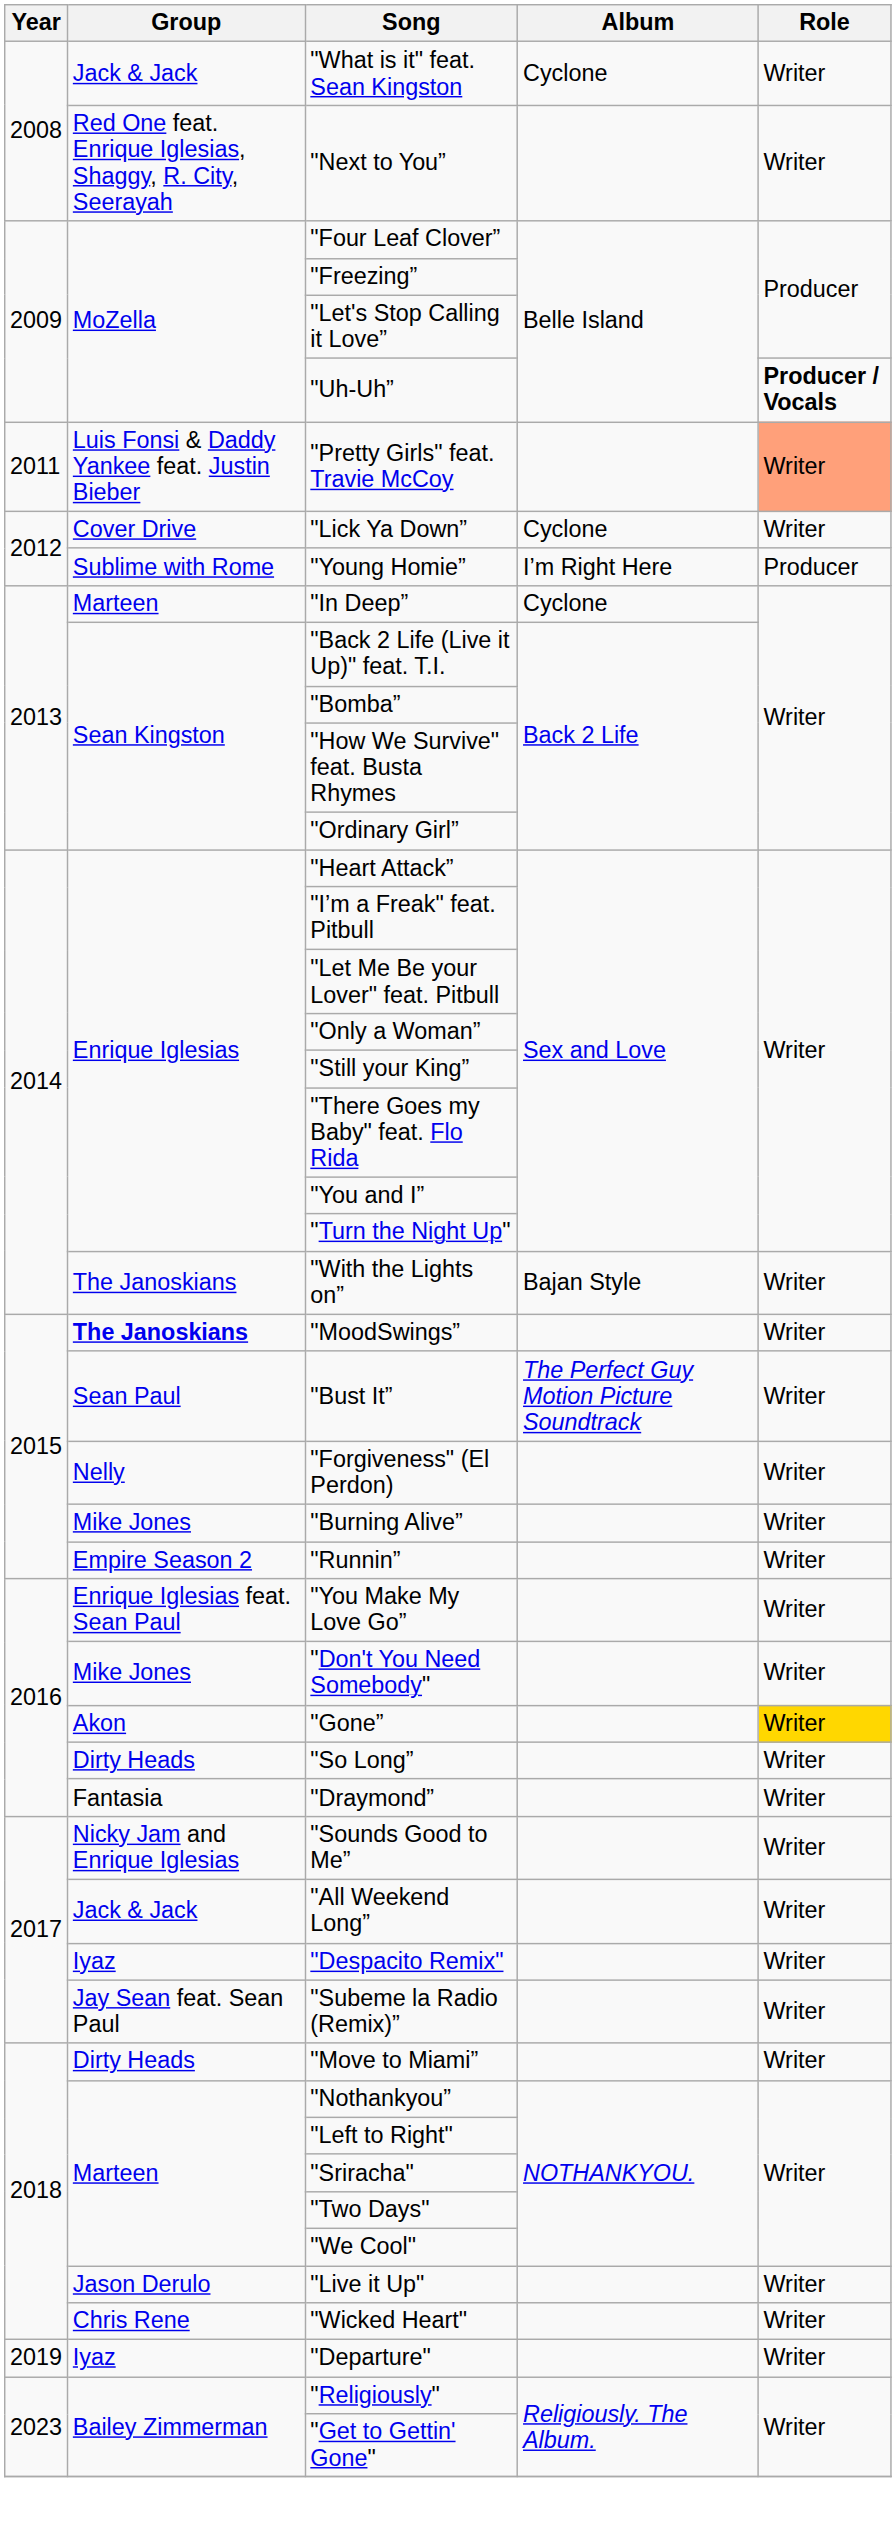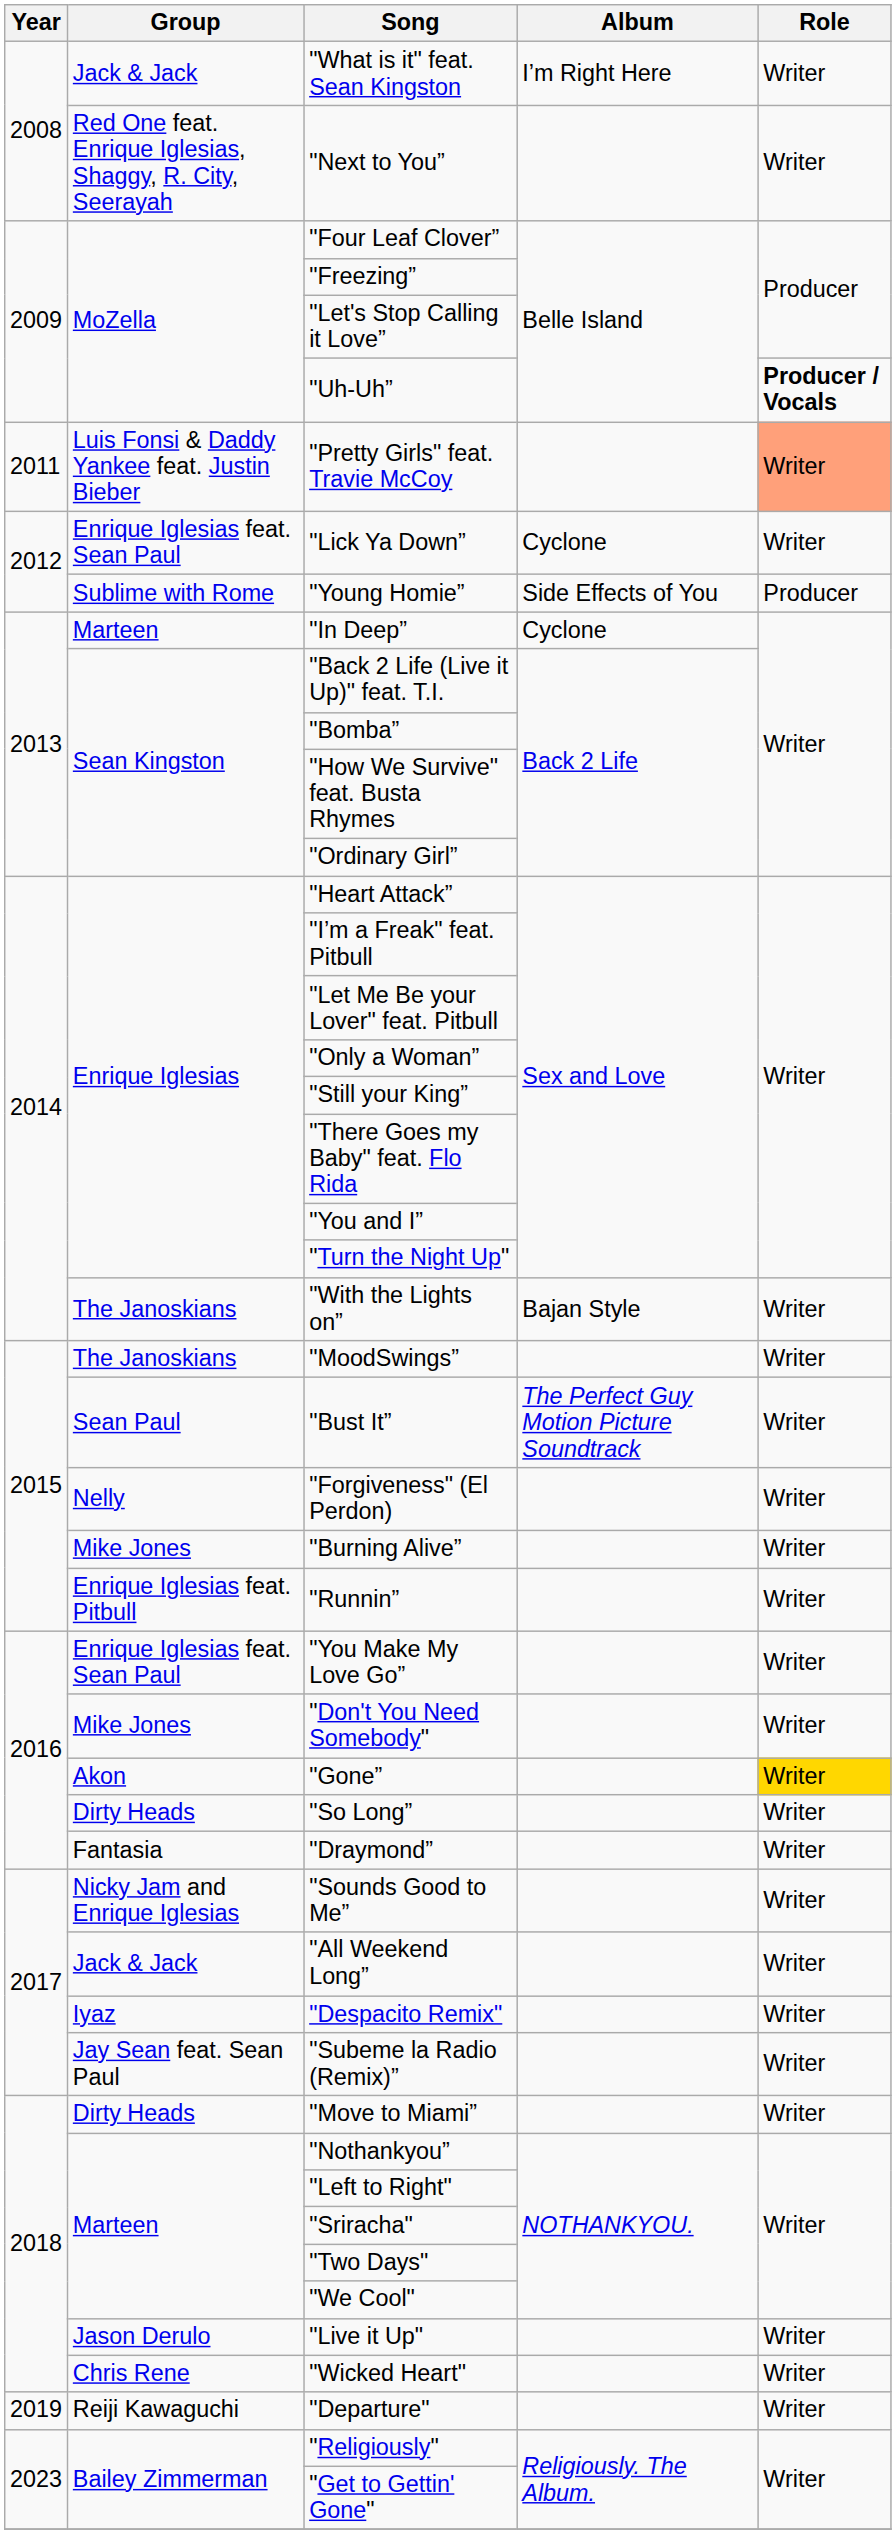(565, 73) Cyclone -> (597, 73) I’m Right Here
(135, 529) Cover Drive -> (182, 542) Enrique Iglesias feat. Sean Paul
(598, 566) I’m Right Here -> (620, 592) Side Effects of You
(160, 1332) bold -> (155, 1358) normal
(162, 1559) Empire Season 2 -> (182, 1599) Enrique Iglesias feat. Pitbull
(94, 2357) Iyaz -> (156, 2410) Reiji Kawaguchi
